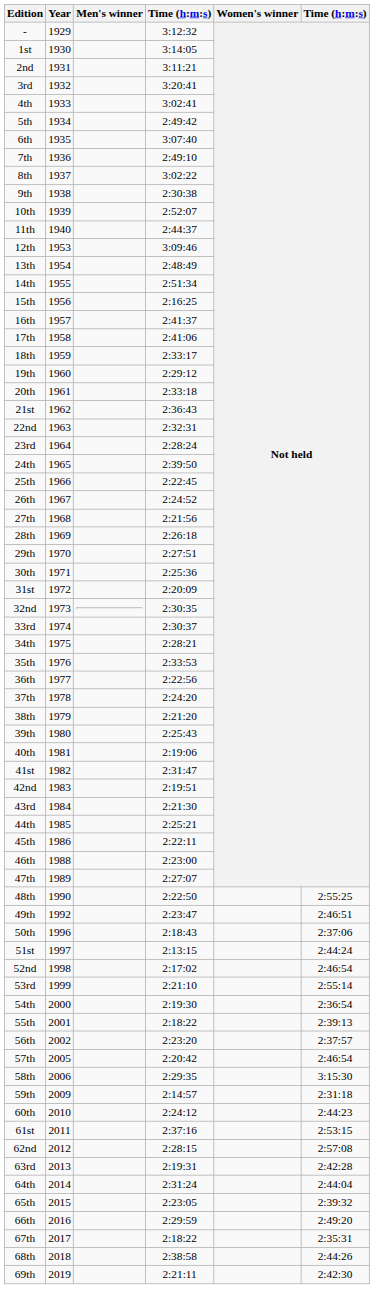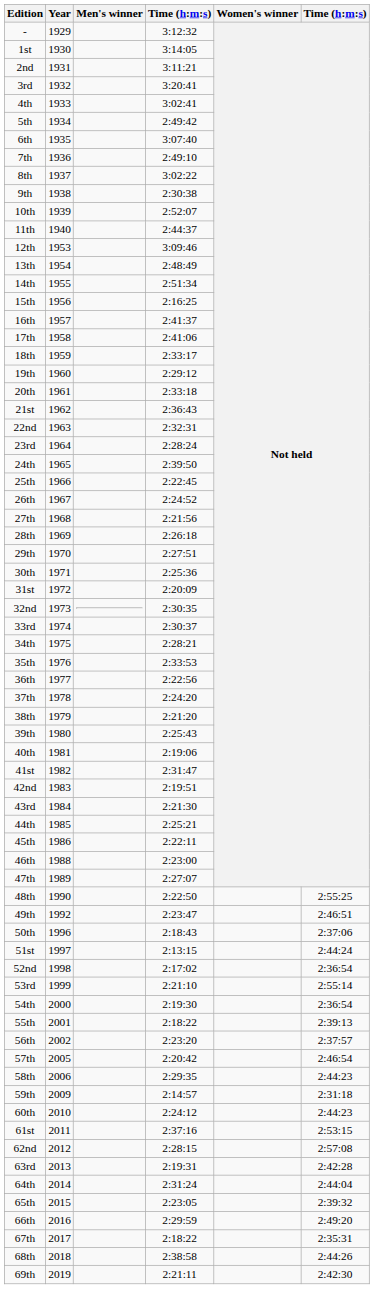(335, 968) 2:46:54 -> (335, 968) 2:36:54
(335, 1076) 3:15:30 -> (335, 1076) 2:44:23
